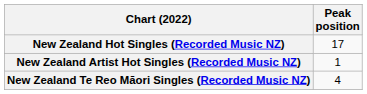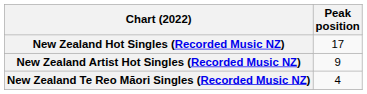(338, 62) 1 -> (338, 62) 9
